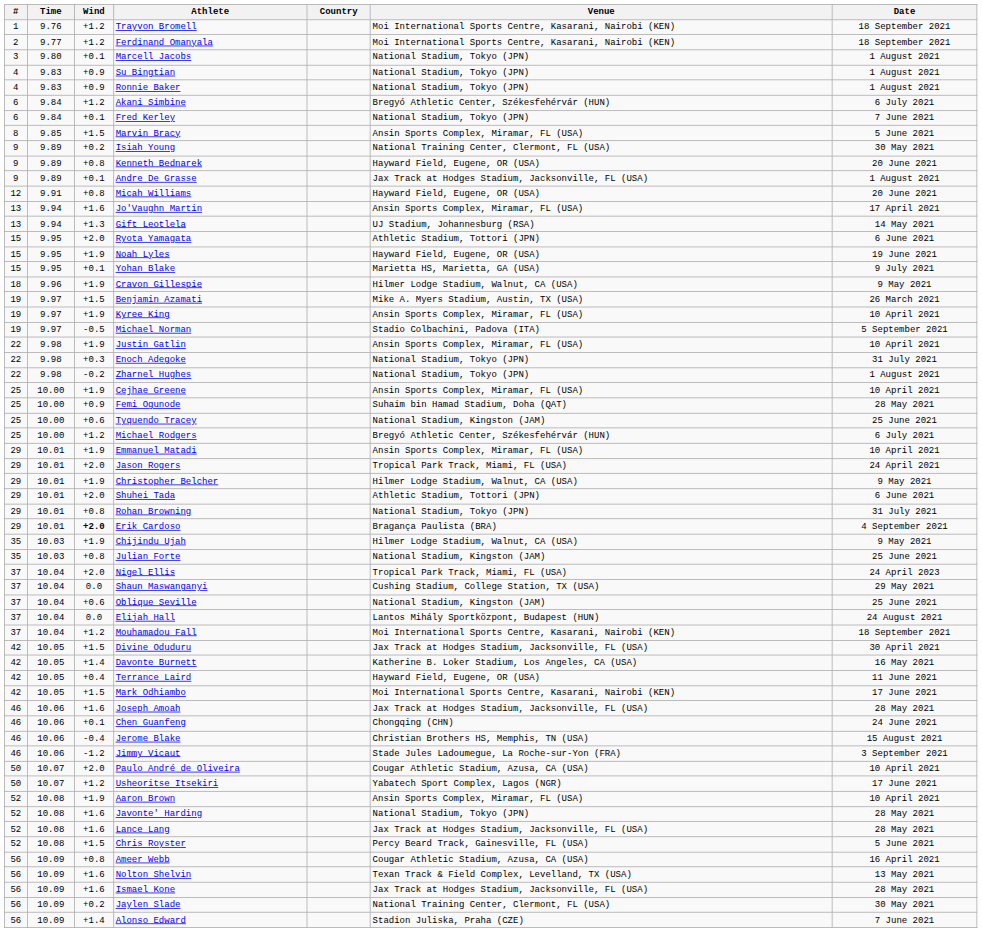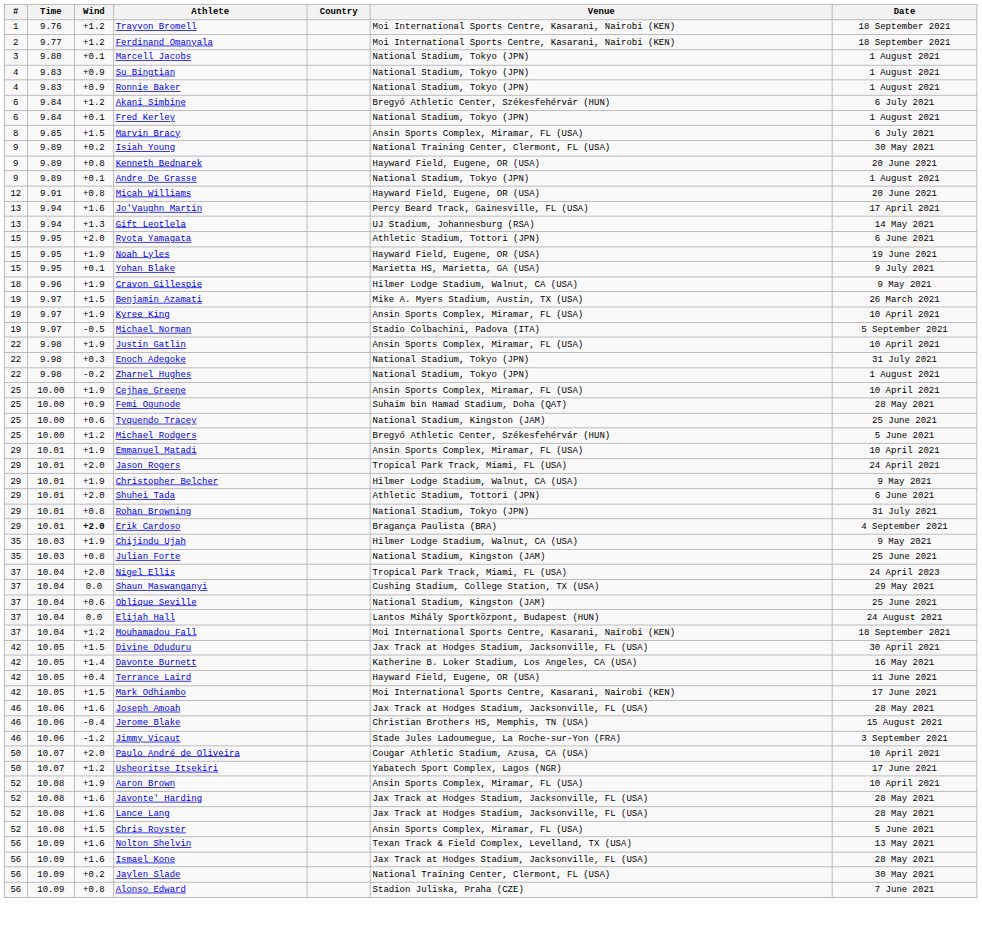(905, 118) 7 June 2021 -> (905, 118) 1 August 2021
(905, 133) 5 June 2021 -> (905, 133) 6 July 2021
(510, 178) Jax Track at Hodges Stadium, Jacksonville, FL (USA) -> (451, 178) National Stadium, Tokyo (JPN)
(478, 208) Ansin Sports Complex, Miramar, FL (USA) -> (481, 208) Percy Beard Track, Gainesville, FL (USA)
(905, 435) 6 July 2021 -> (905, 435) 5 June 2021
- row: (151, 723)
(451, 814) National Stadium, Tokyo (JPN) -> (510, 799) Jax Track at Hodges Stadium, Jacksonville, FL (USA)
(481, 844) Percy Beard Track, Gainesville, FL (USA) -> (478, 829) Ansin Sports Complex, Miramar, FL (USA)
- row: (143, 859)
(94, 920) +1.4 -> (94, 889) +0.8
